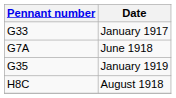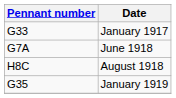rows swapped: (18, 66) <-> (18, 84)
